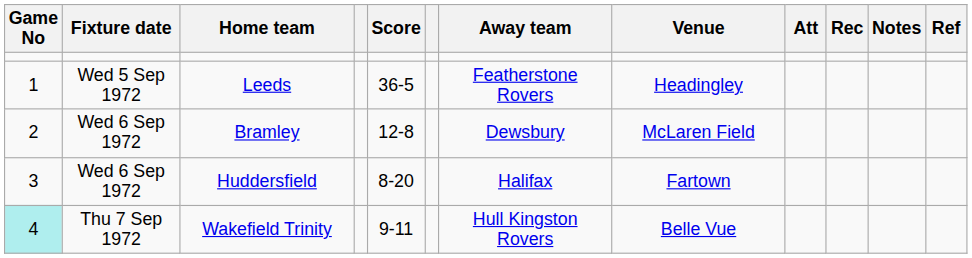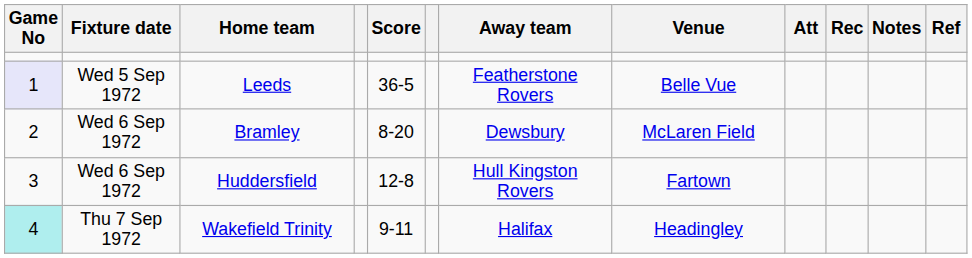(33, 84) no background -> (33, 84) lavender background
(699, 84) Headingley -> (699, 84) Belle Vue
(396, 133) 12-8 -> (396, 133) 8-20
(396, 181) 8-20 -> (396, 181) 12-8
(525, 181) Halifax -> (525, 181) Hull Kingston Rovers
(525, 229) Hull Kingston Rovers -> (525, 229) Halifax
(699, 229) Belle Vue -> (699, 229) Headingley
